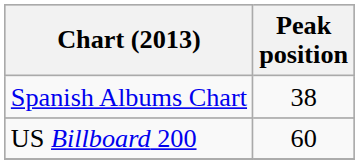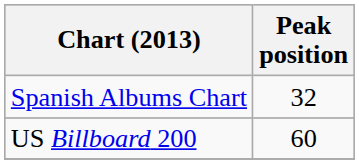(304, 96) 38 -> (304, 96) 32
